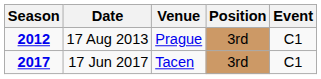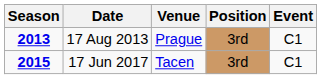(34, 39) 2012 -> (34, 39) 2013
(34, 62) 2017 -> (34, 62) 2015
